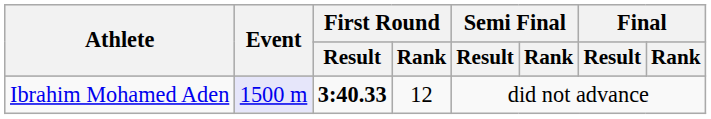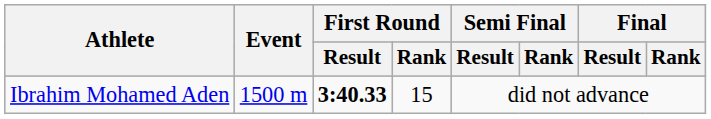(274, 94) lavender background -> (274, 94) no background
(422, 94) 12 -> (422, 94) 15
